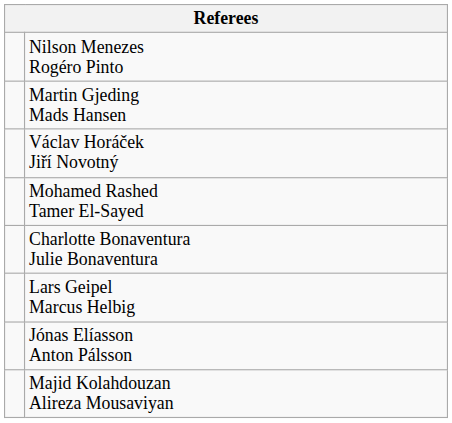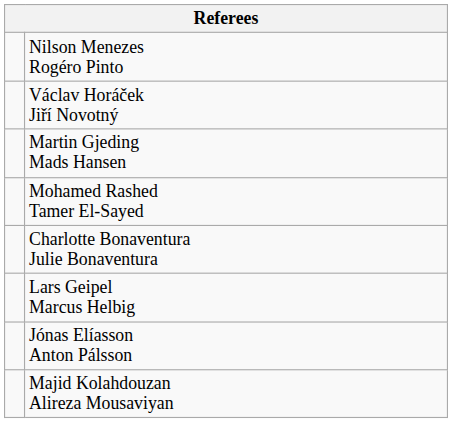rows swapped: (86, 153) <-> (84, 104)
